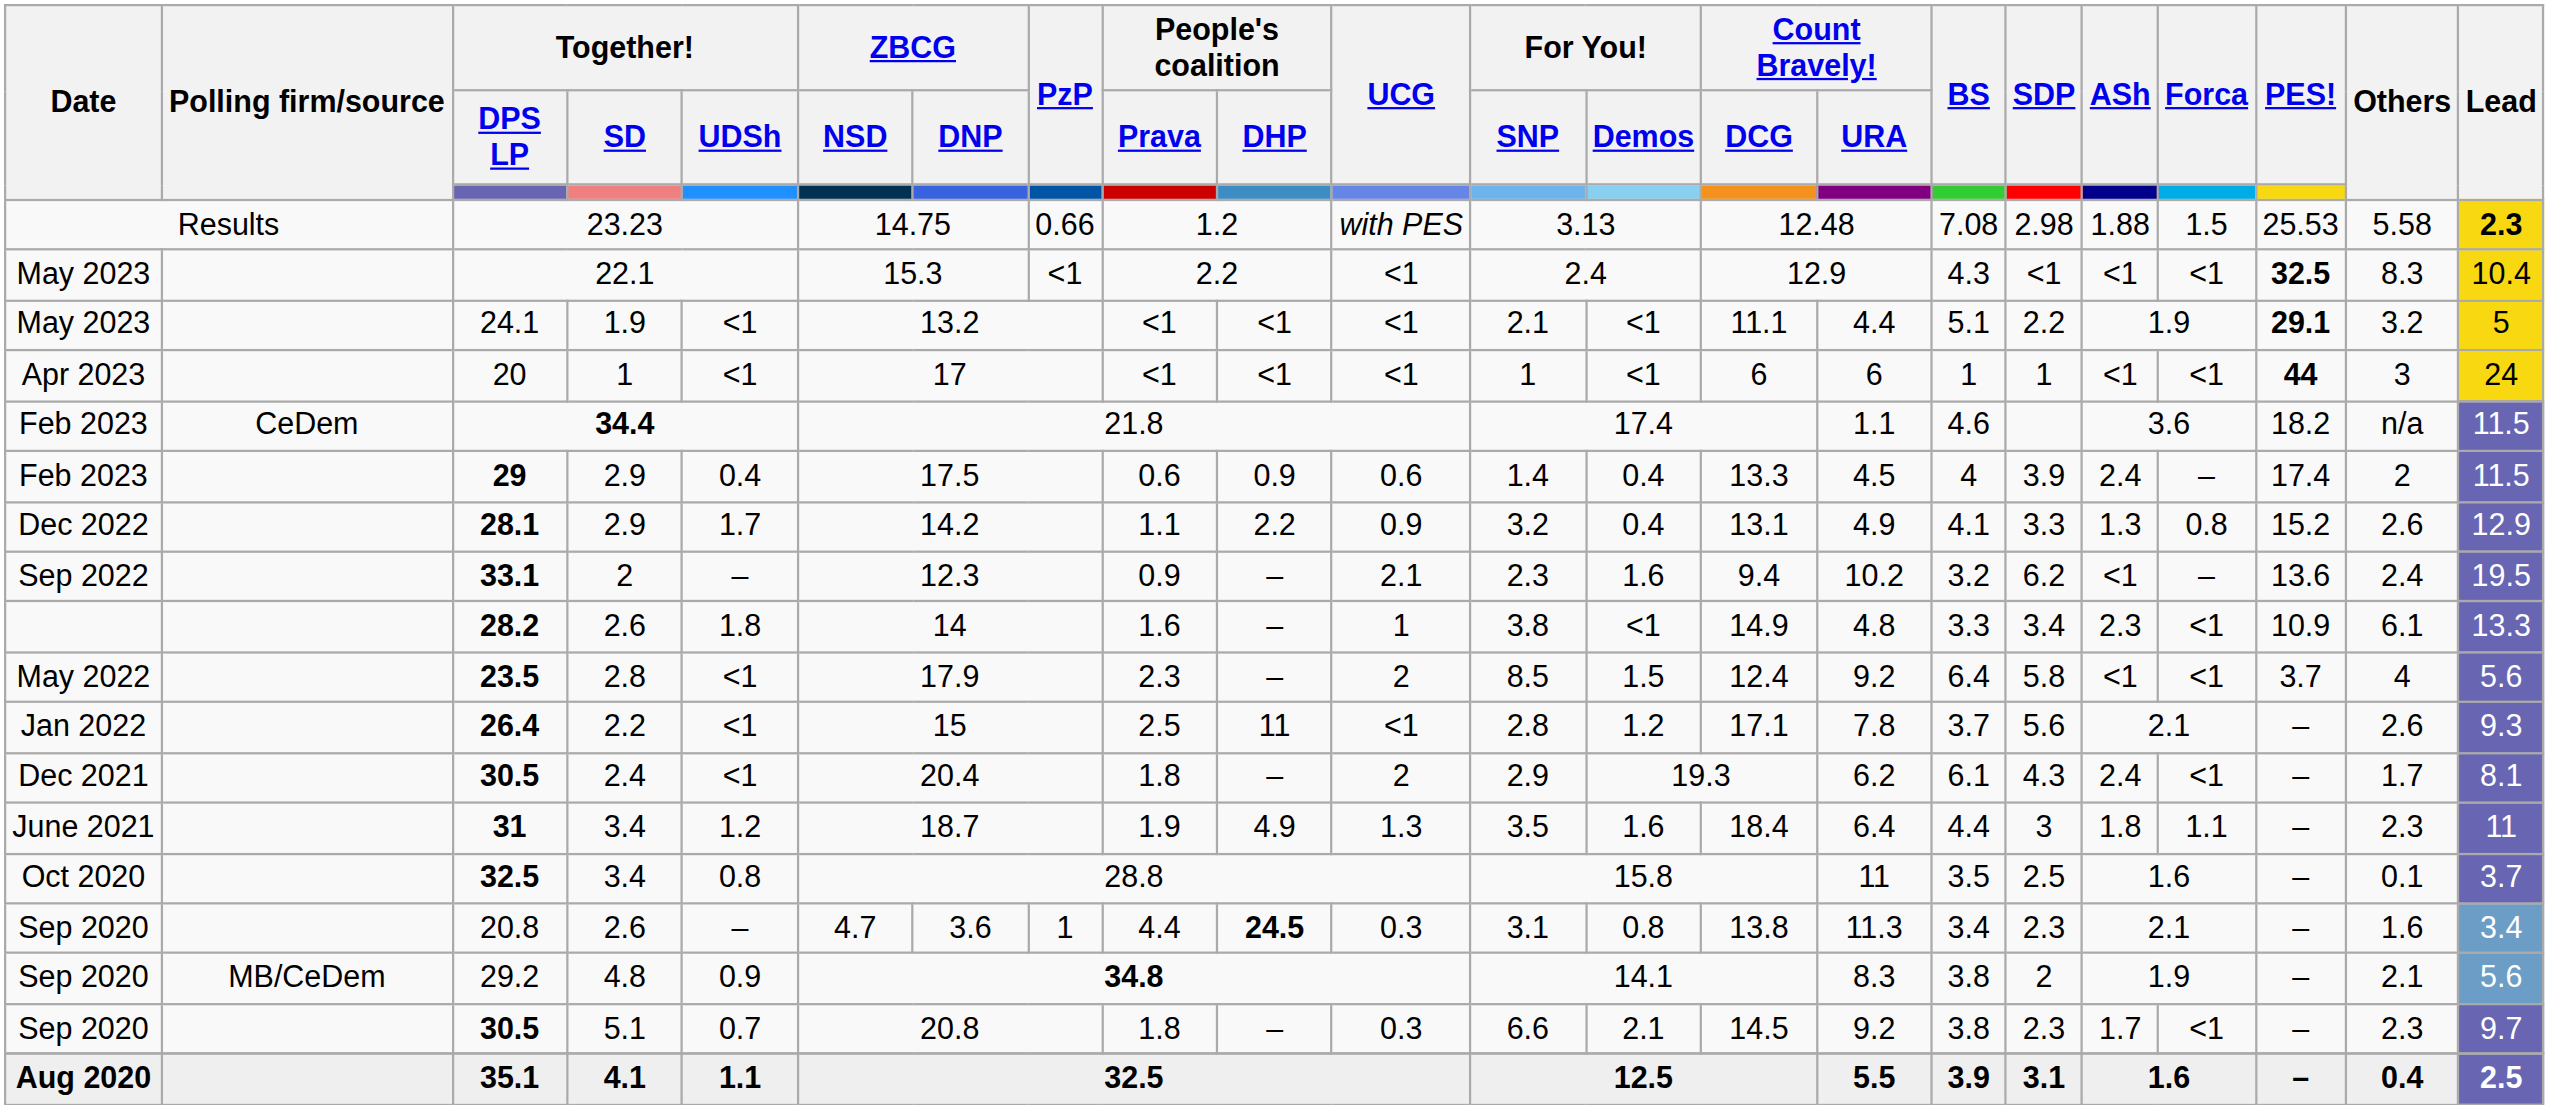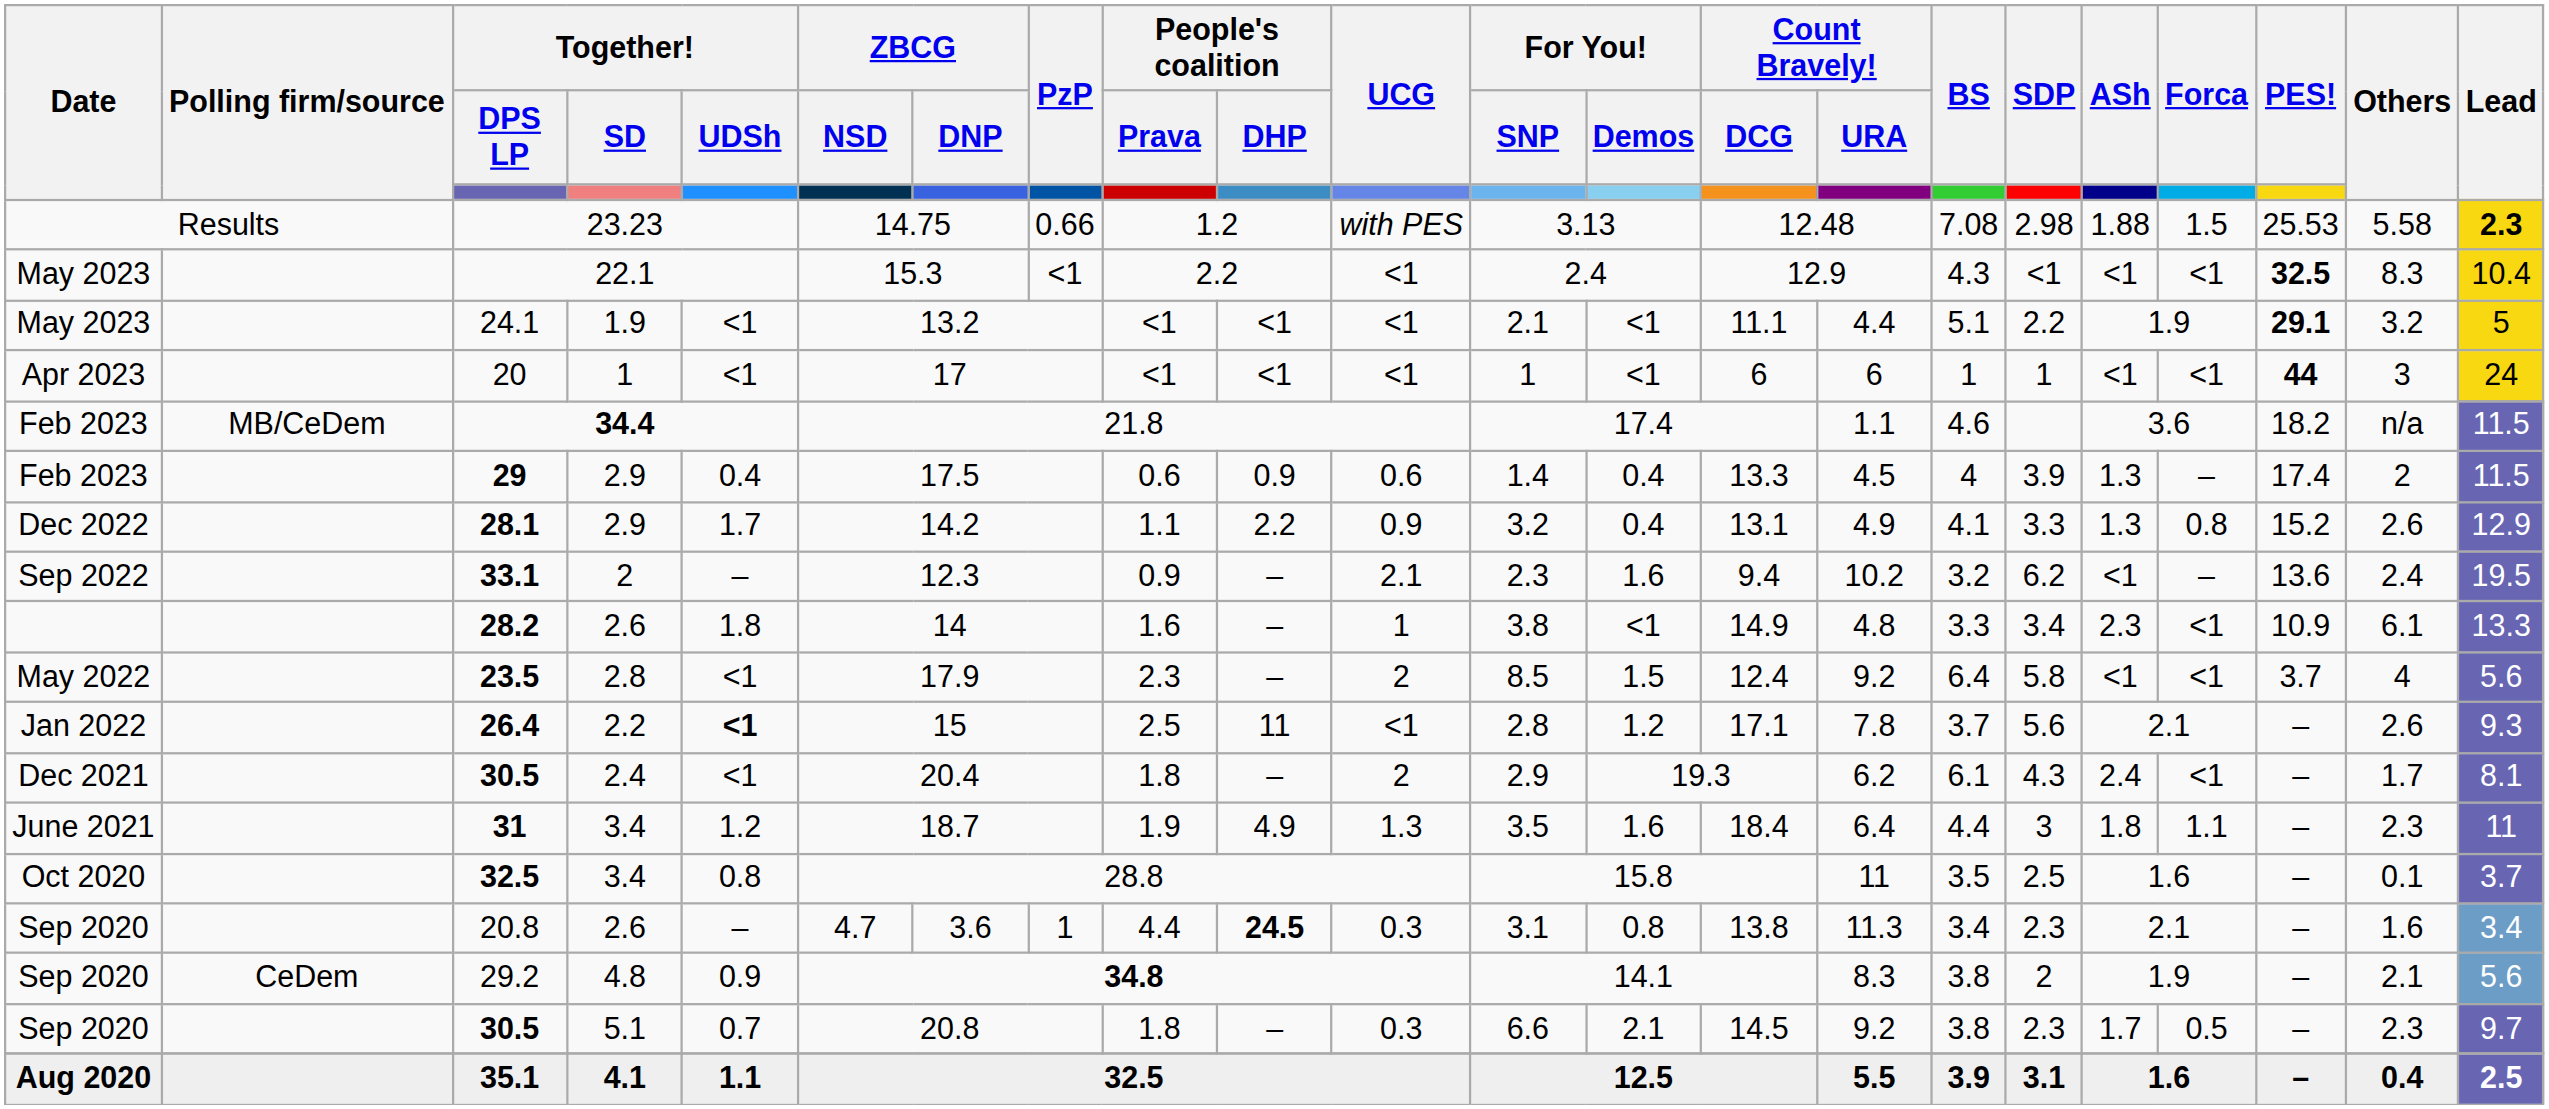(307, 424) CeDem -> (307, 424) MB/CeDem
(2120, 475) 2.4 -> (2120, 475) 1.3
(740, 726) normal -> (740, 726) bold
(307, 977) MB/CeDem -> (307, 977) CeDem
(2207, 1027) <1 -> (2207, 1027) 0.5
